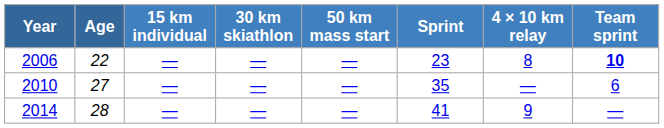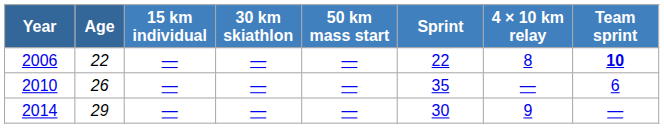(440, 60) 23 -> (440, 60) 22
(100, 86) 27 -> (100, 86) 26
(100, 111) 28 -> (100, 111) 29
(440, 111) 41 -> (440, 111) 30
